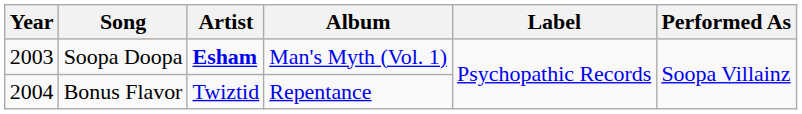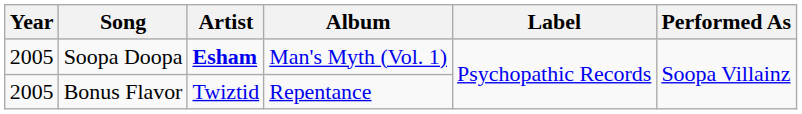(32, 56) 2003 -> (32, 56) 2005
(32, 91) 2004 -> (32, 91) 2005
